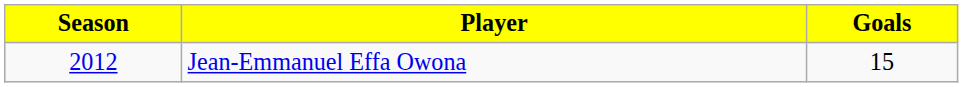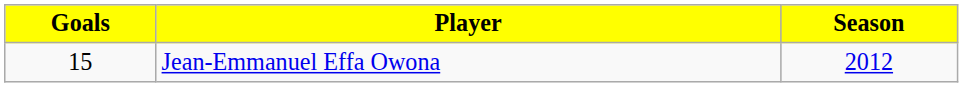columns swapped: (93, 23) <-> (882, 23)
